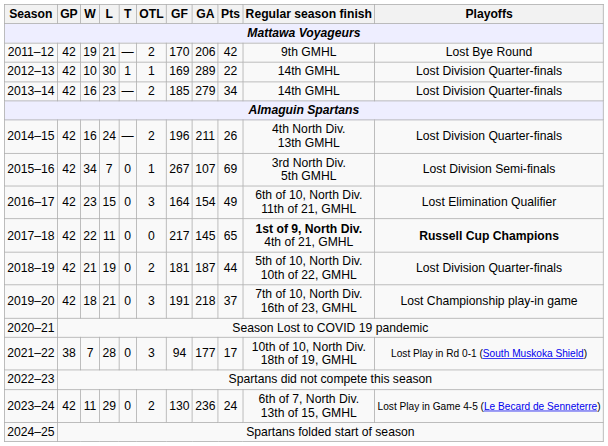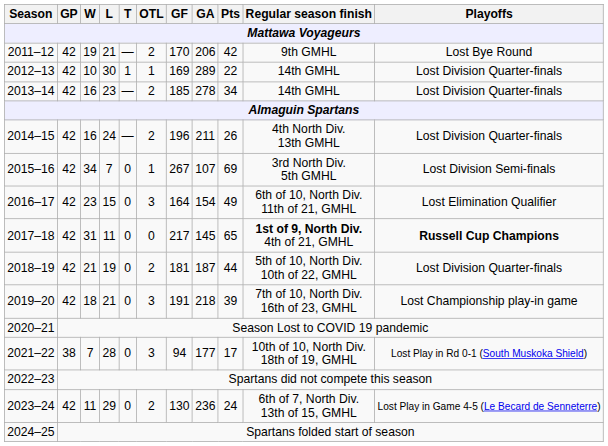(205, 91) 279 -> (205, 91) 278
(90, 235) 22 -> (90, 235) 31
(231, 301) 37 -> (231, 301) 39
